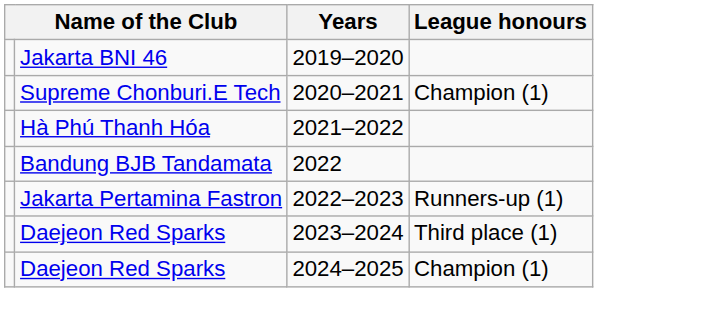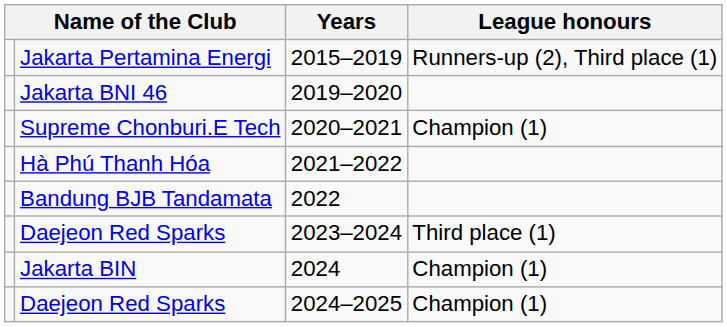+ row: (346, 57)
- row: (348, 198)
+ row: (316, 269)
